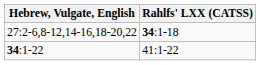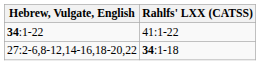rows swapped: (25, 50) <-> (72, 32)
